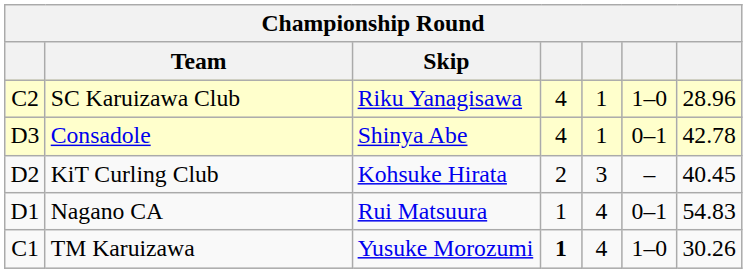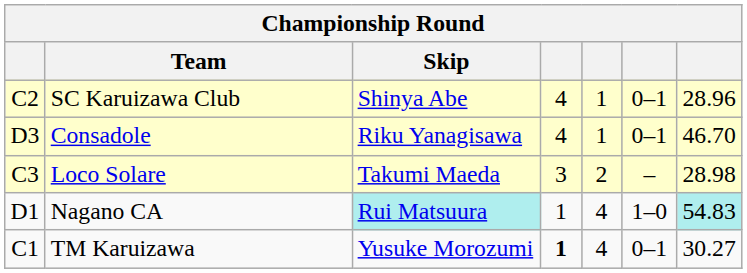(440, 98) Riku Yanagisawa -> (413, 98) Shinya Abe
(649, 98) 1–0 -> (649, 98) 0–1
(413, 135) Shinya Abe -> (440, 135) Riku Yanagisawa
(709, 135) 42.78 -> (709, 135) 46.70
+ row: (108, 173)
- row: (135, 173)
(422, 211) no background -> (422, 211) paleturquoise background
(649, 211) 0–1 -> (649, 211) 1–0
(709, 211) no background -> (709, 211) paleturquoise background
(649, 248) 1–0 -> (649, 248) 0–1
(709, 248) 30.26 -> (709, 248) 30.27
